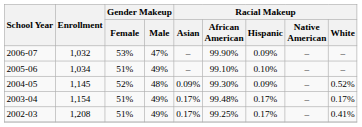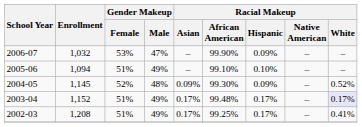(80, 69) 1,034 -> (80, 69) 1,094
(80, 99) 1,154 -> (80, 99) 1,152
(343, 99) no background -> (343, 99) lavender background
